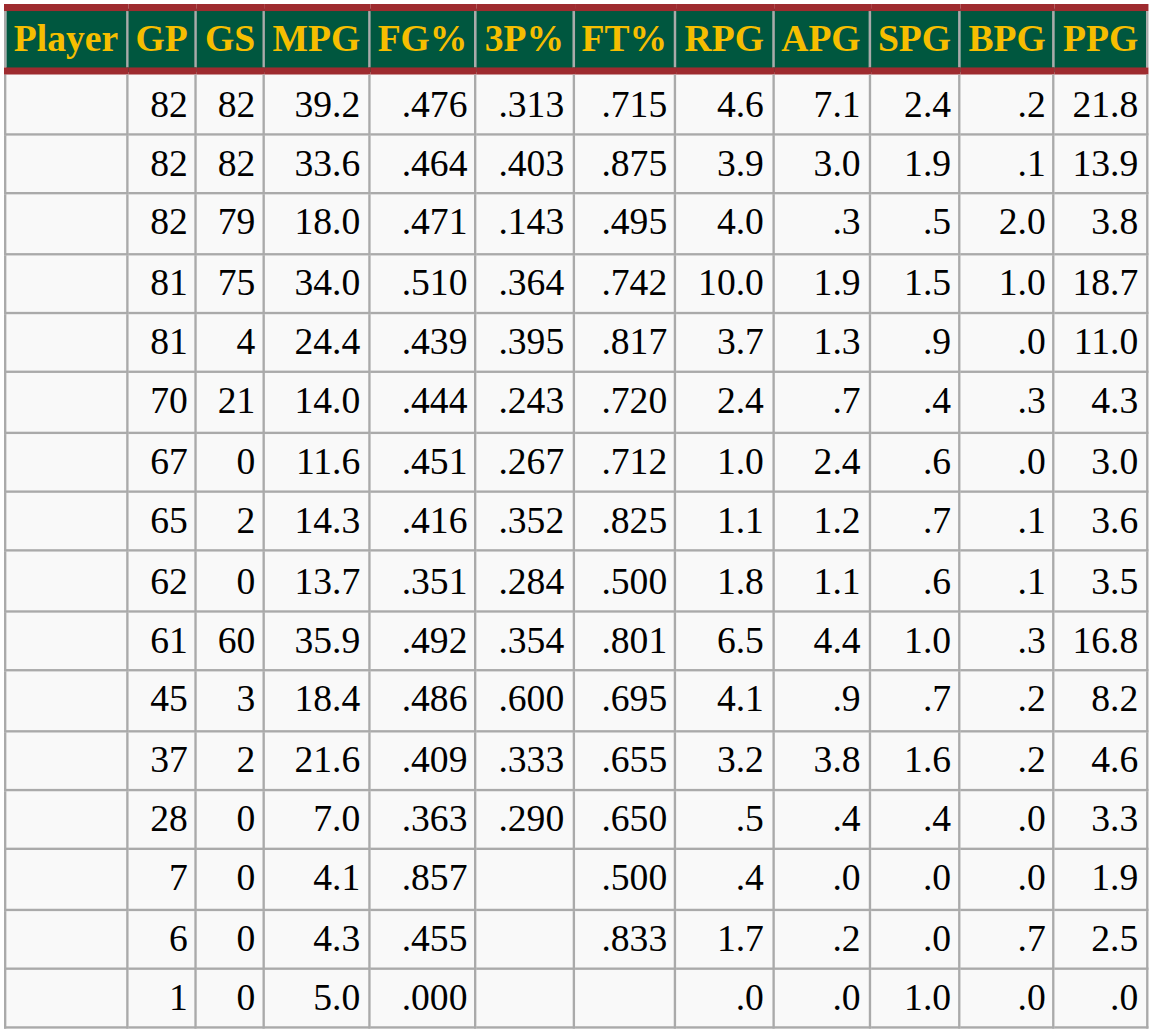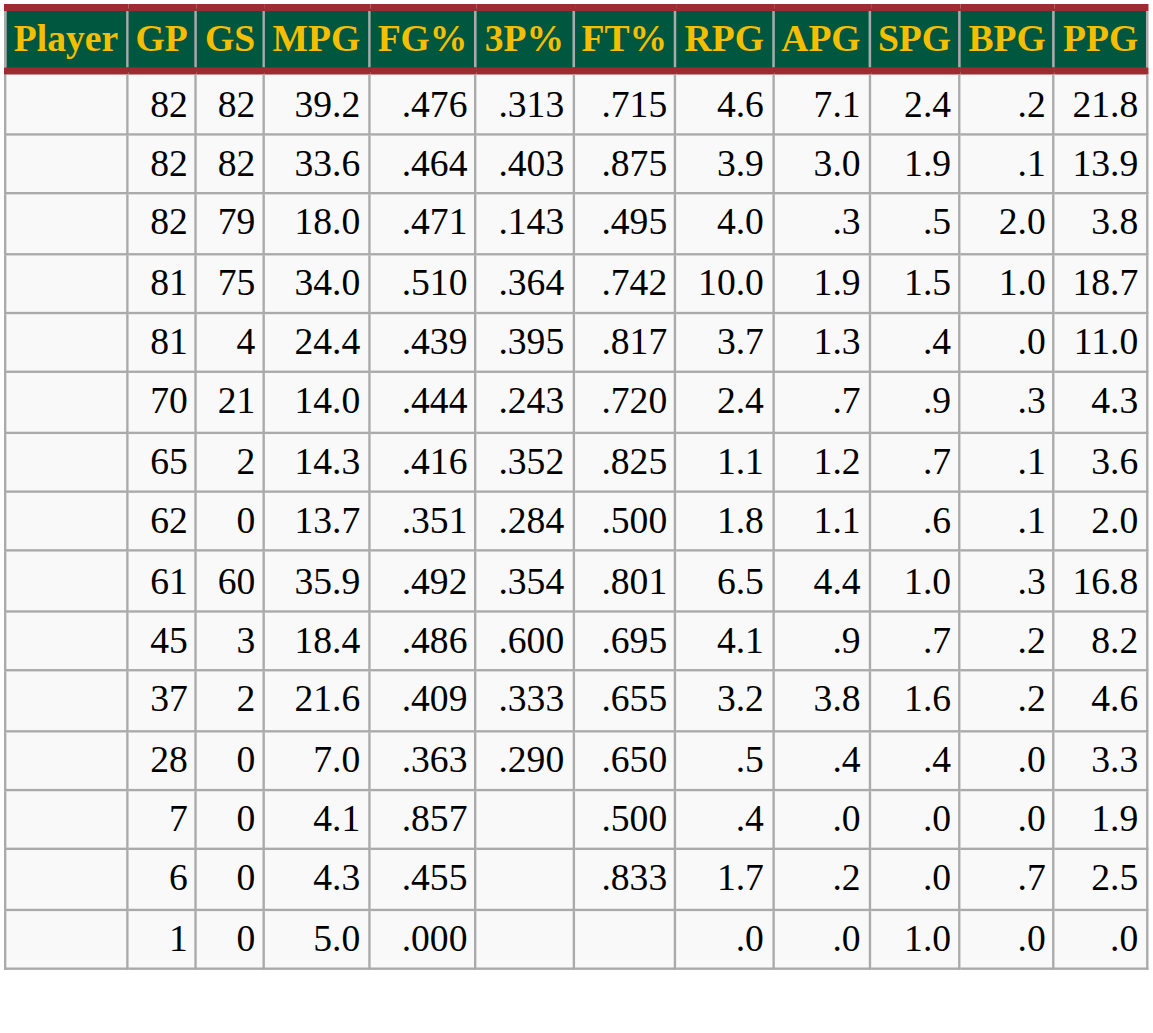(937, 341) .9 -> (937, 341) .4
(937, 401) .4 -> (937, 401) .9
- row: (328, 461)
(1115, 580) 3.5 -> (1115, 520) 2.0
